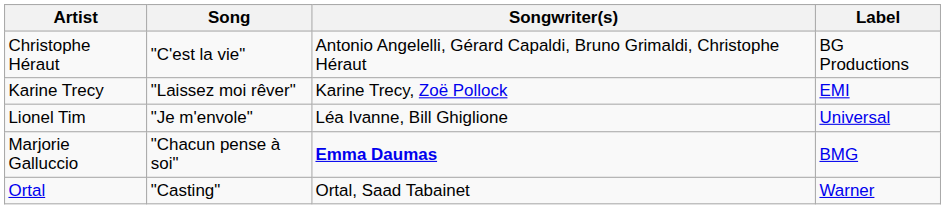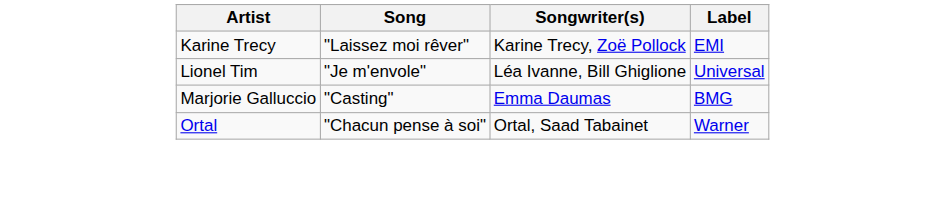- row: (49, 54)
(216, 154) "Chacun pense à soi" -> (359, 98) "Casting"
(376, 154) bold -> (552, 98) normal
(186, 190) "Casting" -> (405, 125) "Chacun pense à soi"
